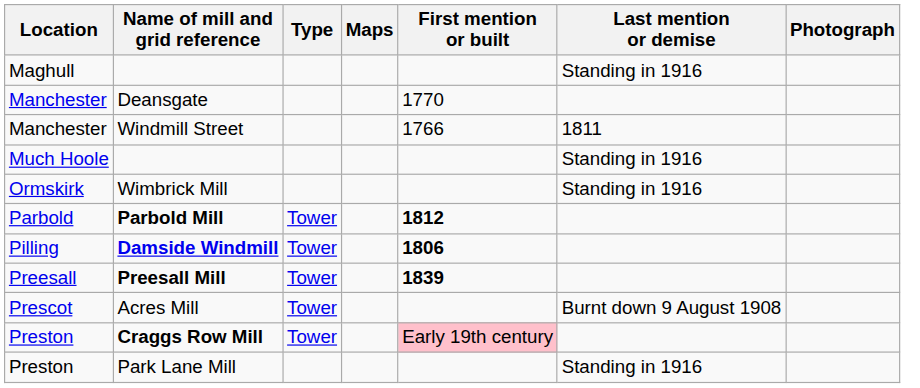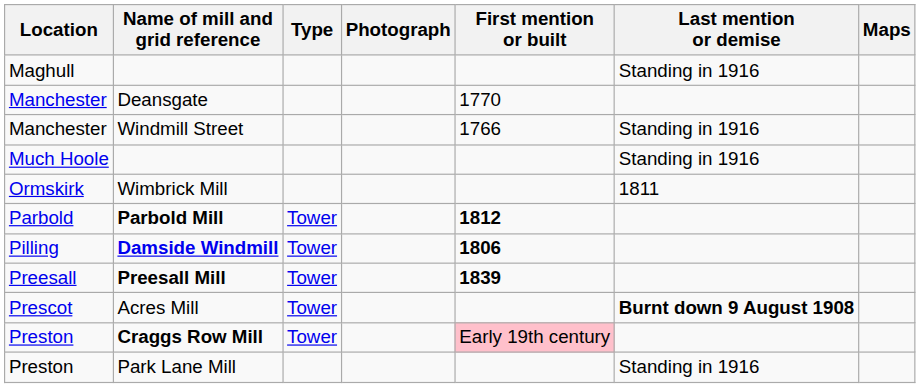columns swapped: (370, 29) <-> (842, 29)
(582, 129) 1811 -> (689, 129) Standing in 1916
(632, 188) Standing in 1916 -> (639, 188) 1811
(671, 307) normal -> (737, 307) bold
